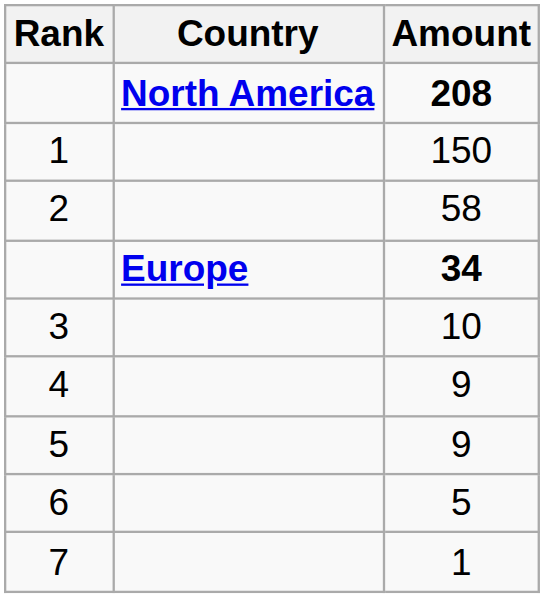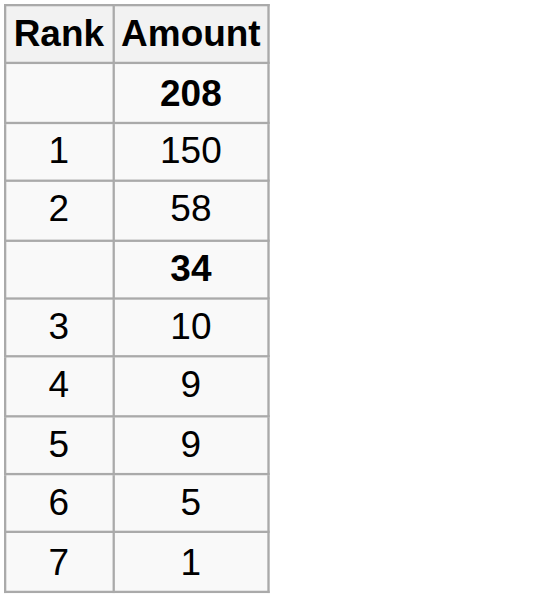- column: (248, 33)
